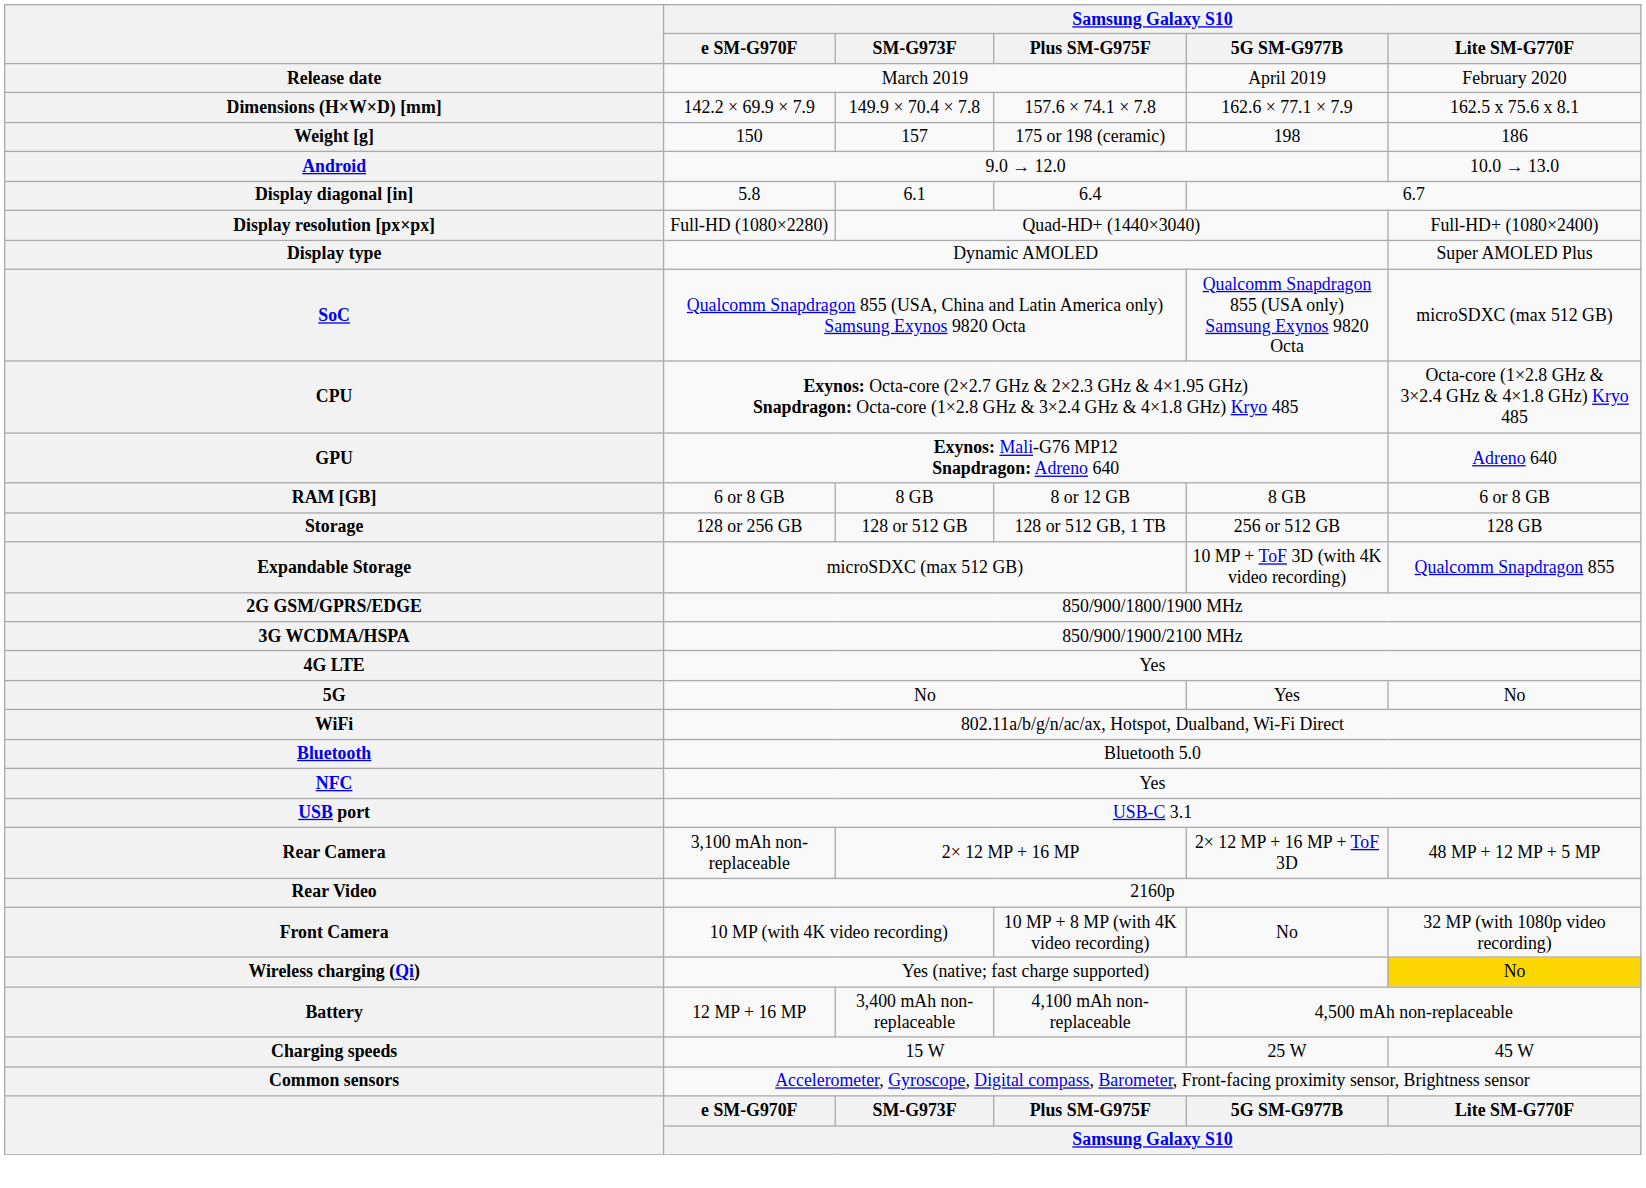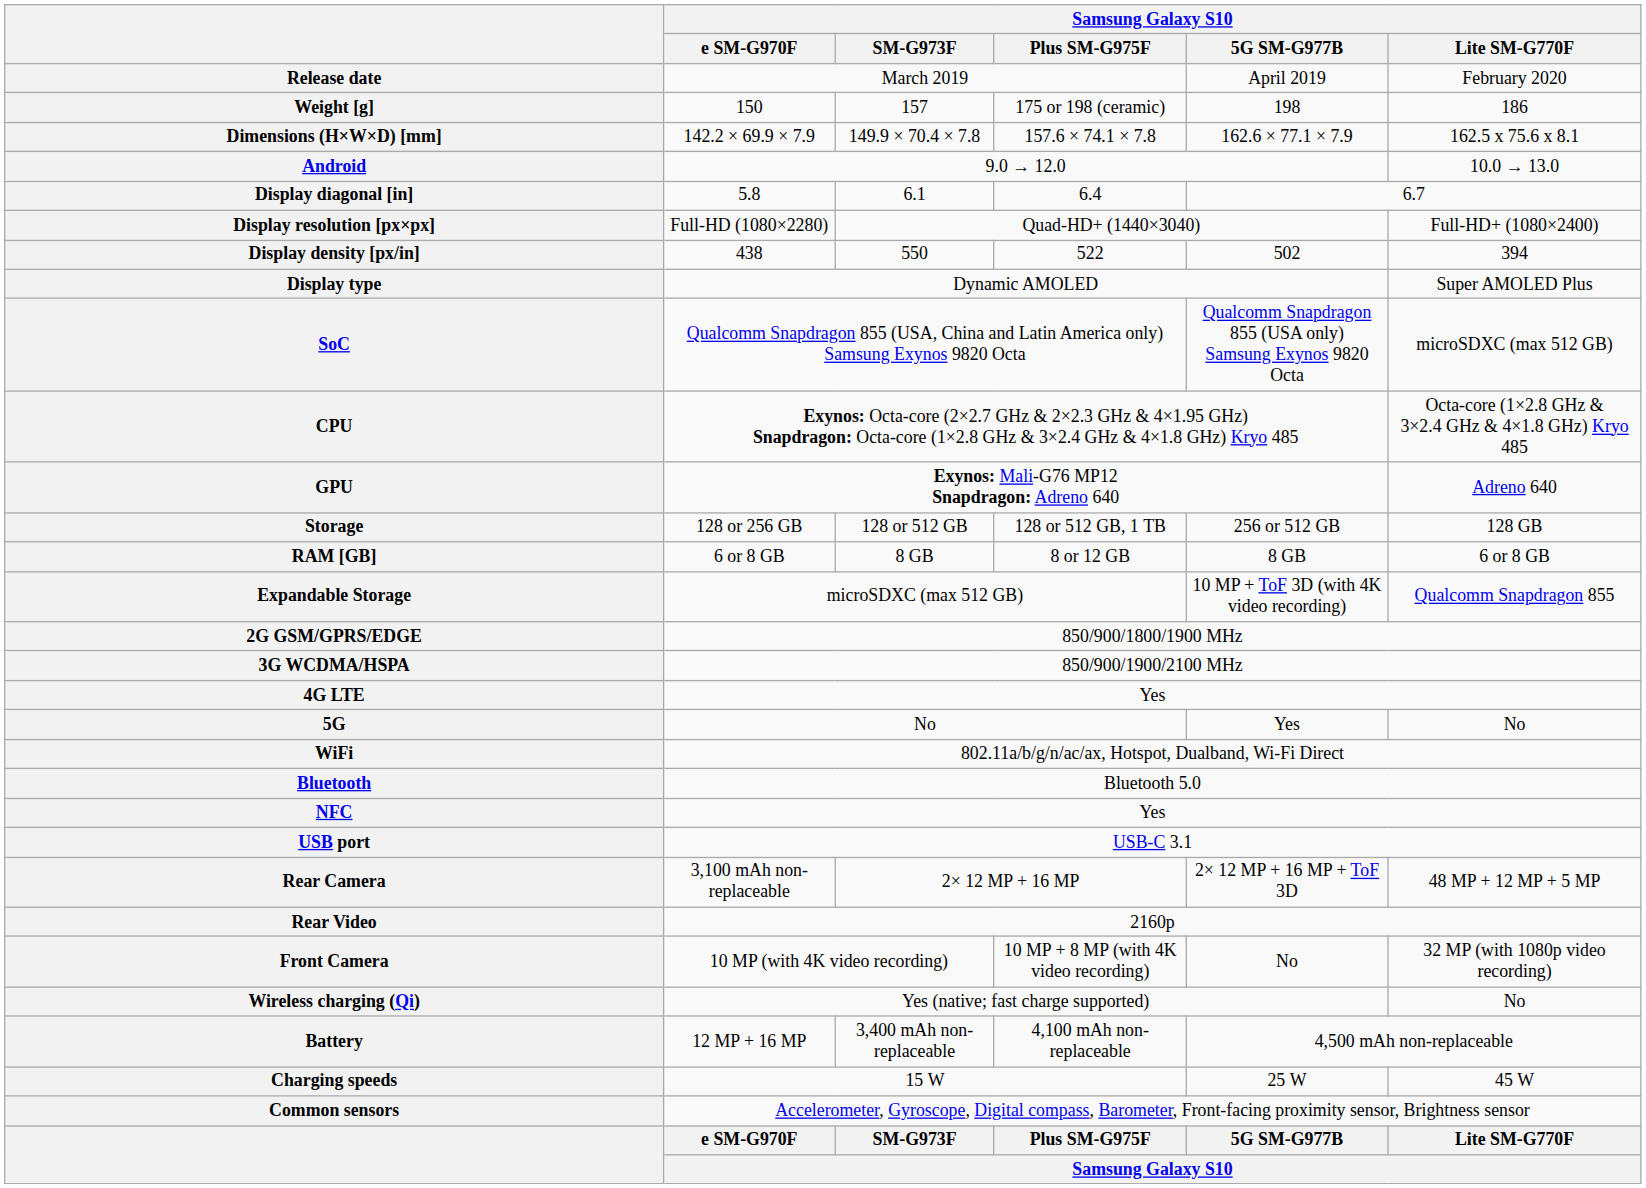rows swapped: (334, 106) <-> (334, 136)
+ row: (334, 253)
rows swapped: (334, 497) <-> (334, 526)
(1515, 971) gold background -> (1515, 1001) no background
